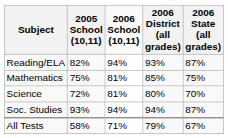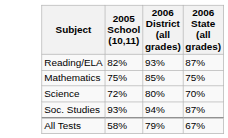- column: (124, 30)
